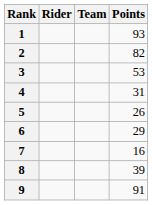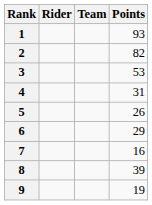(139, 190) 91 -> (139, 190) 19
